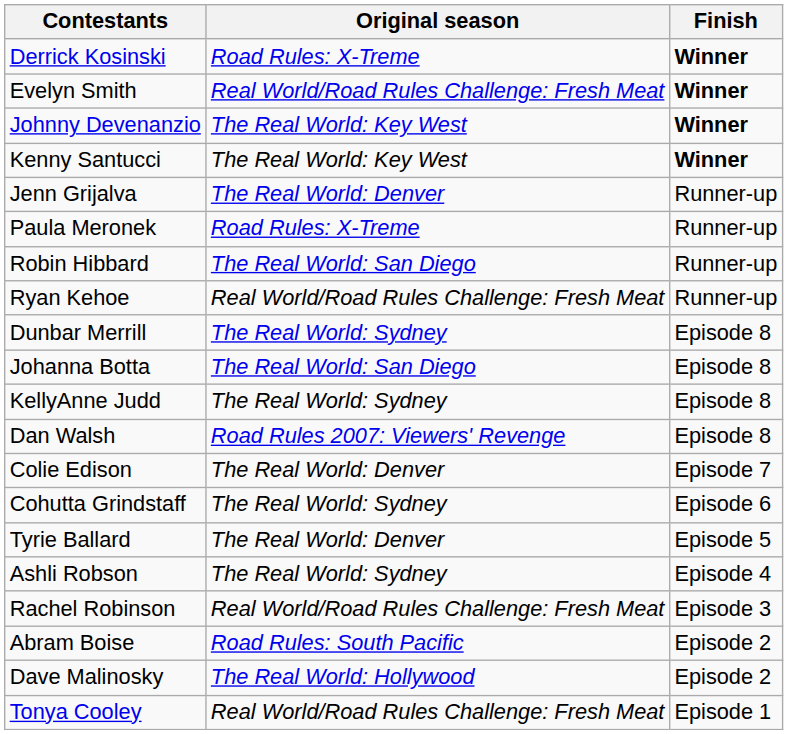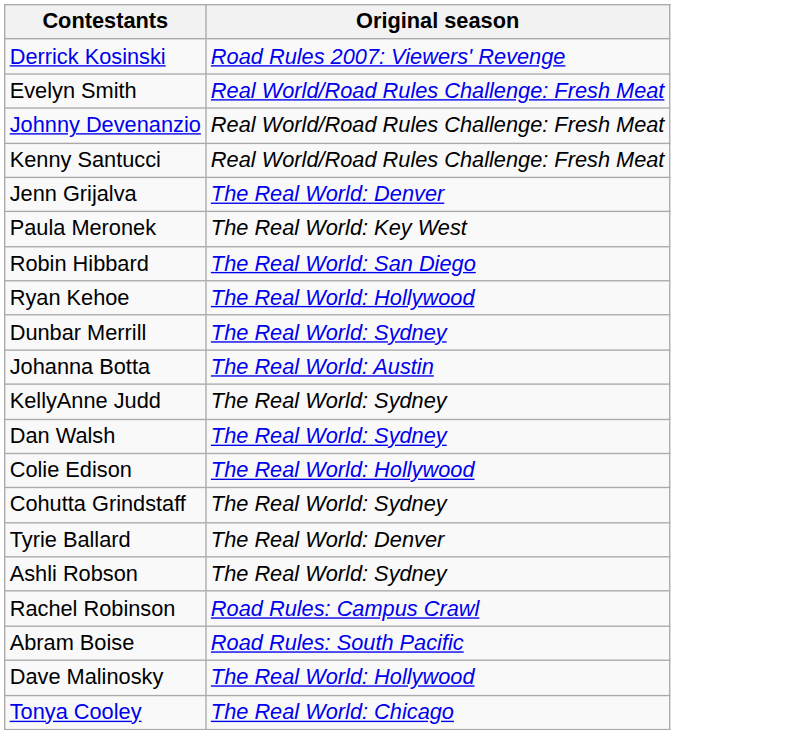- column: (726, 21)
(315, 56) Road Rules: X-Treme -> (388, 56) Road Rules 2007: Viewers' Revenge
(339, 125) The Real World: Key West -> (438, 125) Real World/Road Rules Challenge: Fresh Meat
(339, 159) The Real World: Key West -> (438, 159) Real World/Road Rules Challenge: Fresh Meat
(315, 228) Road Rules: X-Treme -> (339, 228) The Real World: Key West
(438, 297) Real World/Road Rules Challenge: Fresh Meat -> (343, 297) The Real World: Hollywood
(343, 366) The Real World: San Diego -> (322, 366) The Real World: Austin
(388, 435) Road Rules 2007: Viewers' Revenge -> (329, 435) The Real World: Sydney
(328, 470) The Real World: Denver -> (343, 470) The Real World: Hollywood
(438, 608) Real World/Road Rules Challenge: Fresh Meat -> (345, 608) Road Rules: Campus Crawl
(438, 711) Real World/Road Rules Challenge: Fresh Meat -> (332, 711) The Real World: Chicago
